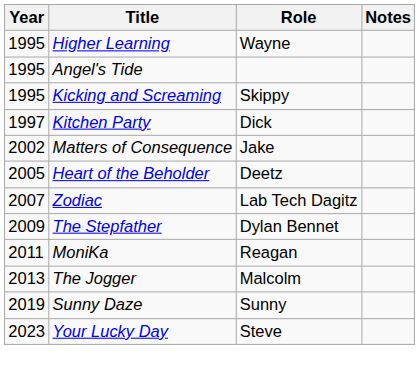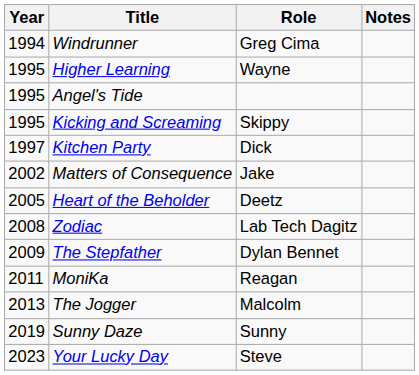+ row: (95, 43)
(27, 200) 2007 -> (27, 226) 2008
